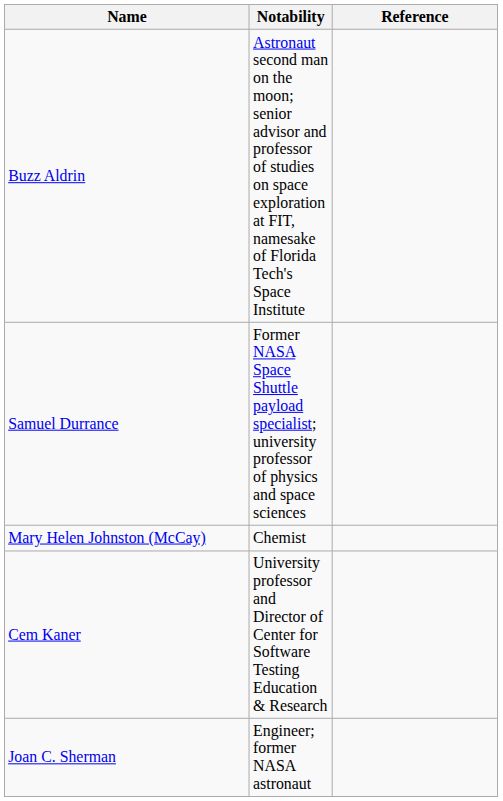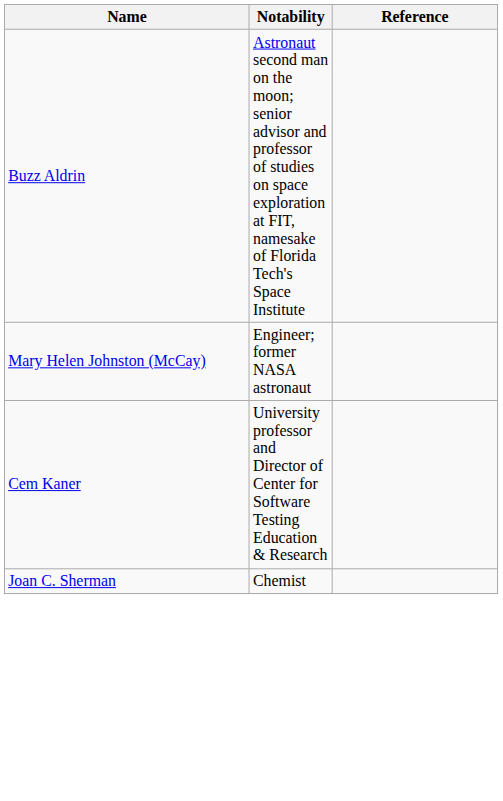- row: (63, 423)
(279, 537) Chemist -> (284, 361) Engineer; former NASA astronaut
(284, 757) Engineer; former NASA astronaut -> (279, 580) Chemist
